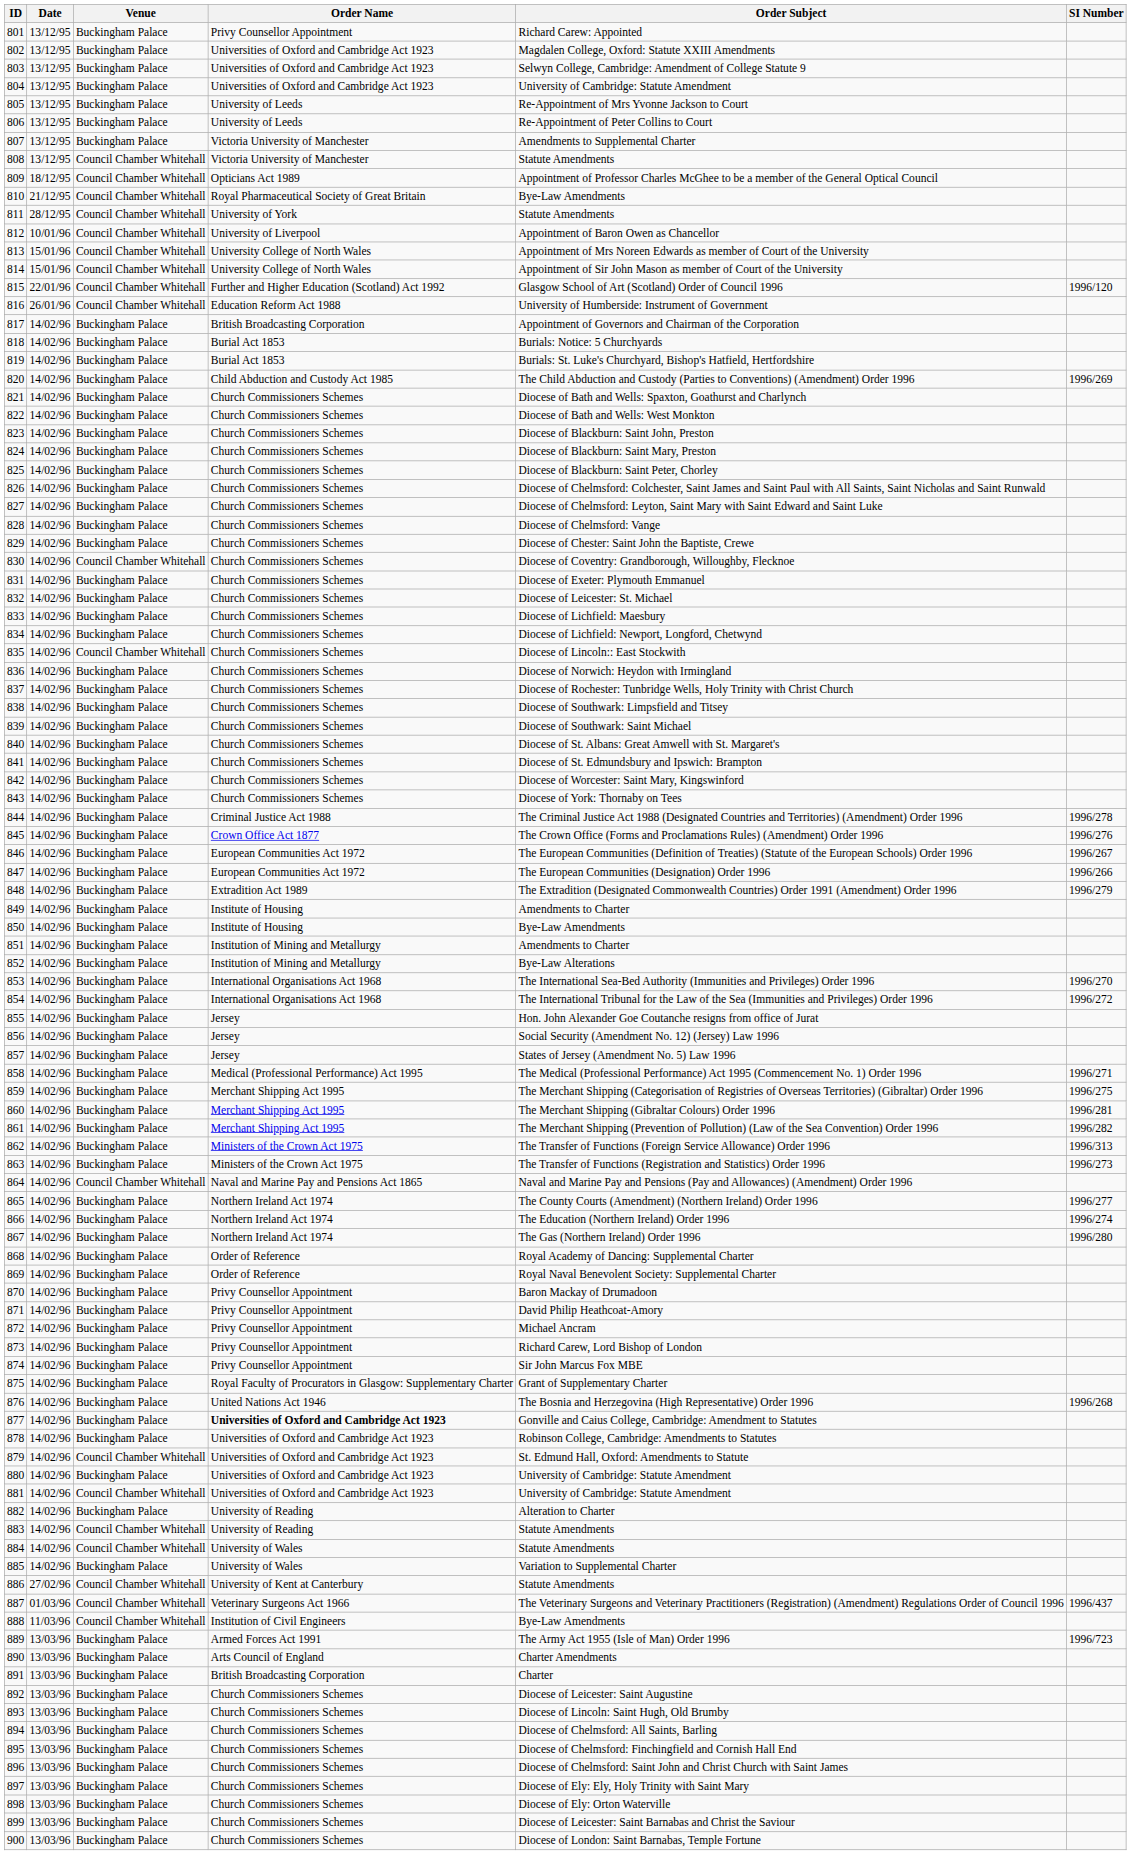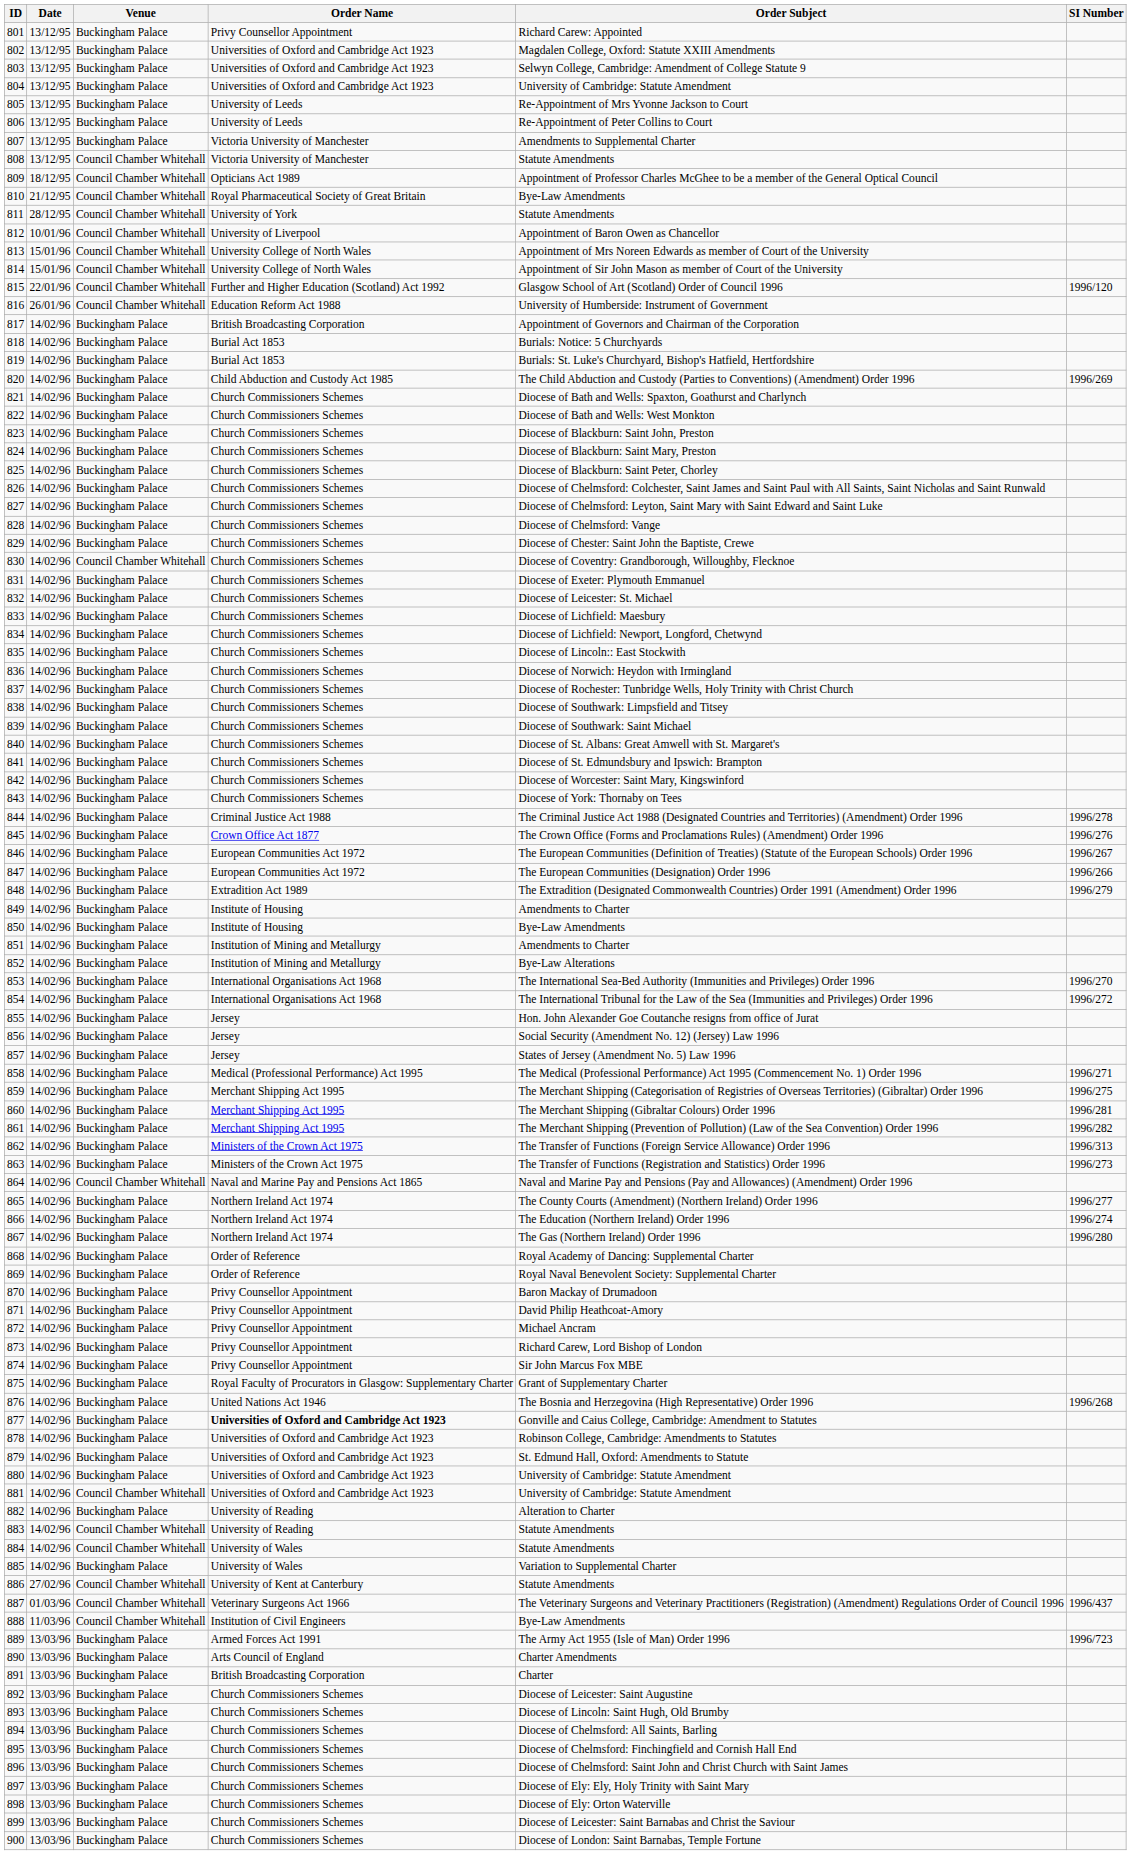(141, 653) Council Chamber Whitehall -> (122, 653) Buckingham Palace
(141, 1456) Council Chamber Whitehall -> (122, 1456) Buckingham Palace
